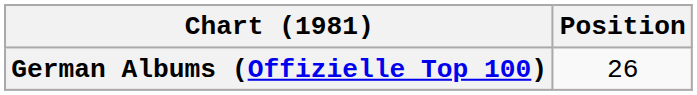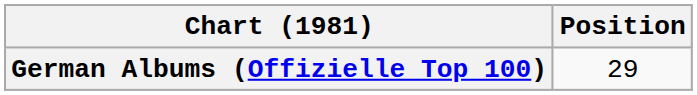(623, 69) 26 -> (623, 69) 29
